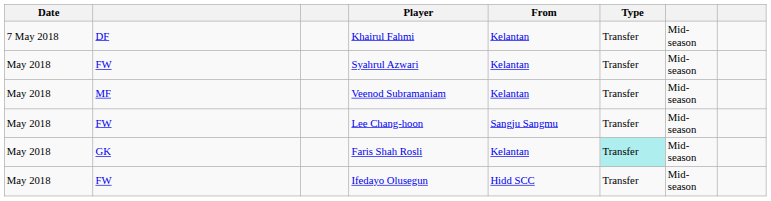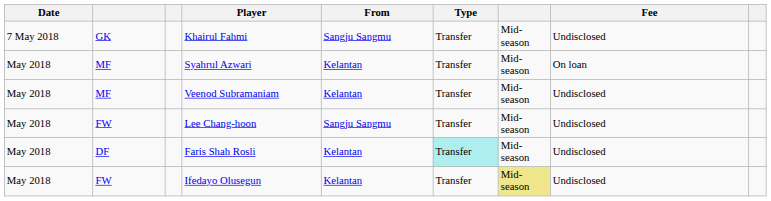+ column: (650, 13)
(102, 36) DF -> (103, 36) GK
(510, 36) Kelantan -> (357, 36) Sangju Sangmu
(104, 65) FW -> (103, 65) MF
(103, 152) GK -> (102, 152) DF
(513, 181) Hidd SCC -> (343, 181) Kelantan
(682, 181) no background -> (515, 181) khaki background
